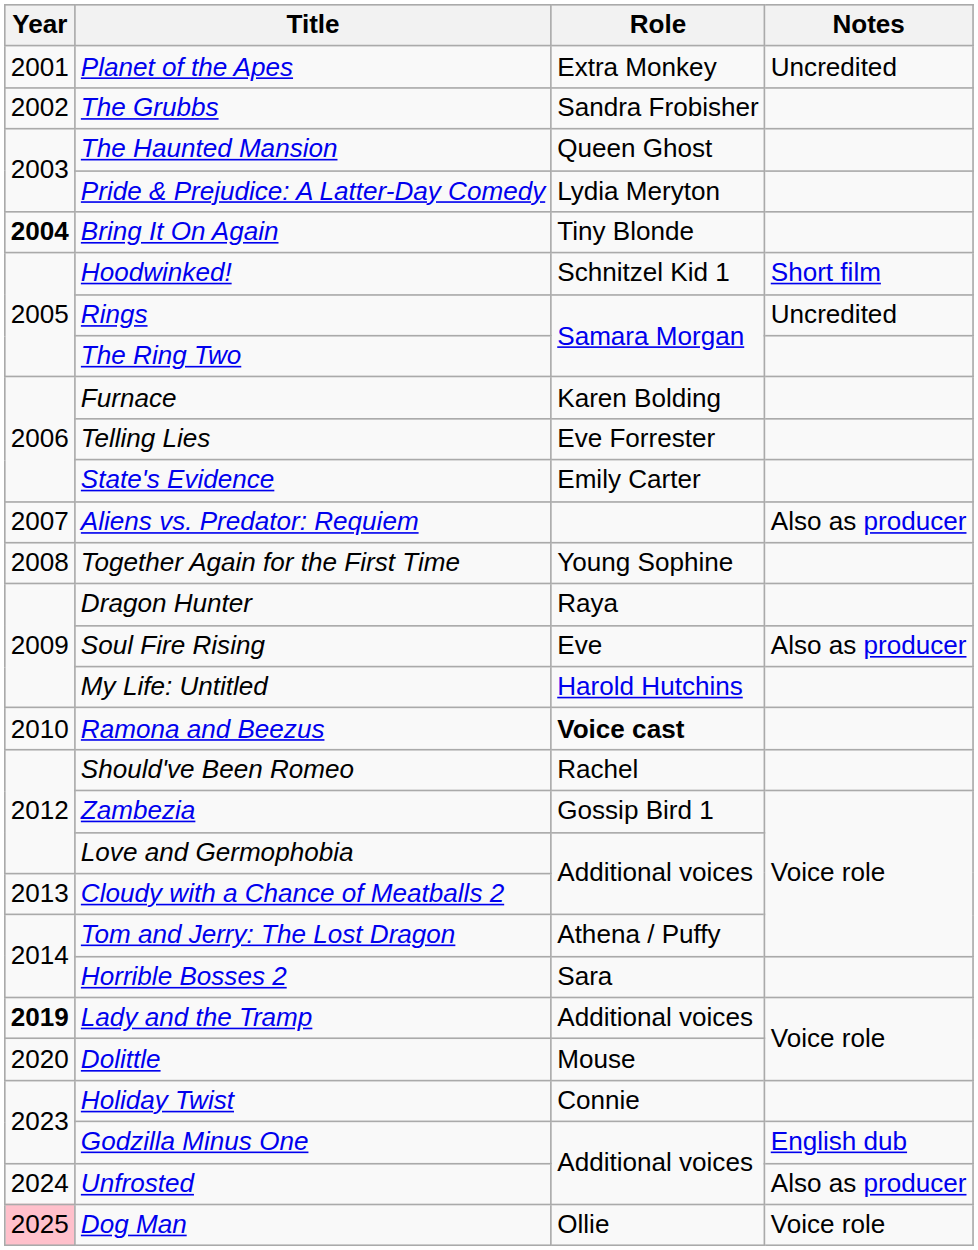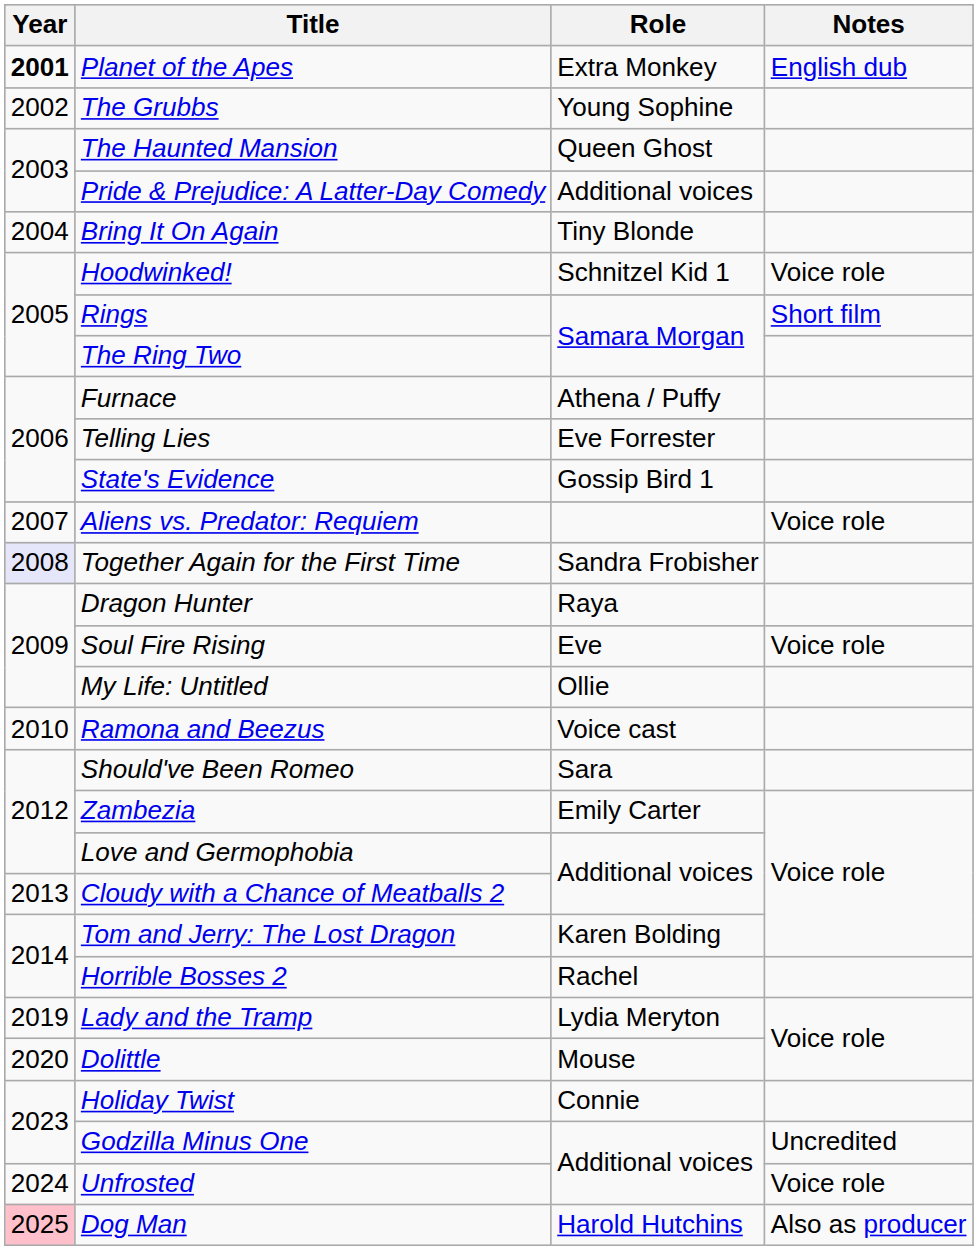(40, 66) normal -> (40, 66) bold
(834, 66) Uncredited -> (839, 66) English dub
(658, 107) Sandra Frobisher -> (645, 107) Young Sophine
(639, 190) Lydia Meryton -> (655, 190) Additional voices
(40, 231) bold -> (40, 231) normal
(826, 273) Short film -> (828, 273) Voice role
(834, 314) Uncredited -> (826, 314) Short film
(639, 397) Karen Bolding -> (639, 397) Athena / Puffy
(629, 480) Emily Carter -> (636, 480) Gossip Bird 1
(869, 521) Also as producer -> (828, 521) Voice role
(40, 562) no background -> (40, 562) lavender background
(645, 562) Young Sophine -> (658, 562) Sandra Frobisher
(869, 645) Also as producer -> (828, 645) Voice role
(650, 686) Harold Hutchins -> (583, 686) Ollie
(621, 728) bold -> (617, 728) normal
(598, 769) Rachel -> (585, 769) Sara
(636, 811) Gossip Bird 1 -> (629, 811) Emily Carter
(639, 935) Athena / Puffy -> (639, 935) Karen Bolding
(585, 976) Sara -> (598, 976) Rachel
(40, 1017) bold -> (40, 1017) normal
(655, 1017) Additional voices -> (639, 1017) Lydia Meryton
(839, 1141) English dub -> (834, 1141) Uncredited
(869, 1183) Also as producer -> (828, 1183) Voice role
(583, 1224) Ollie -> (650, 1224) Harold Hutchins
(828, 1224) Voice role -> (869, 1224) Also as producer
